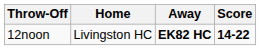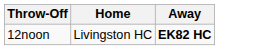- column: (235, 14)
